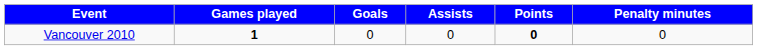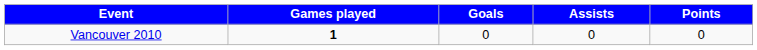- column: (663, 14)
(534, 34) bold -> (701, 34) normal
